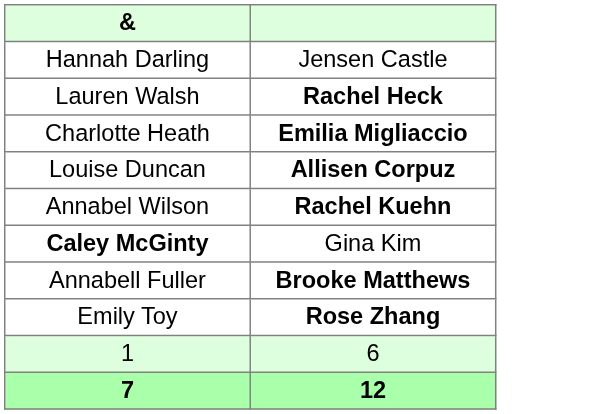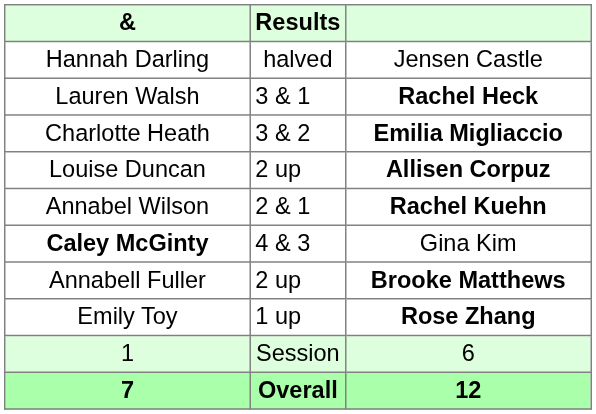+ column: (298, 22)
